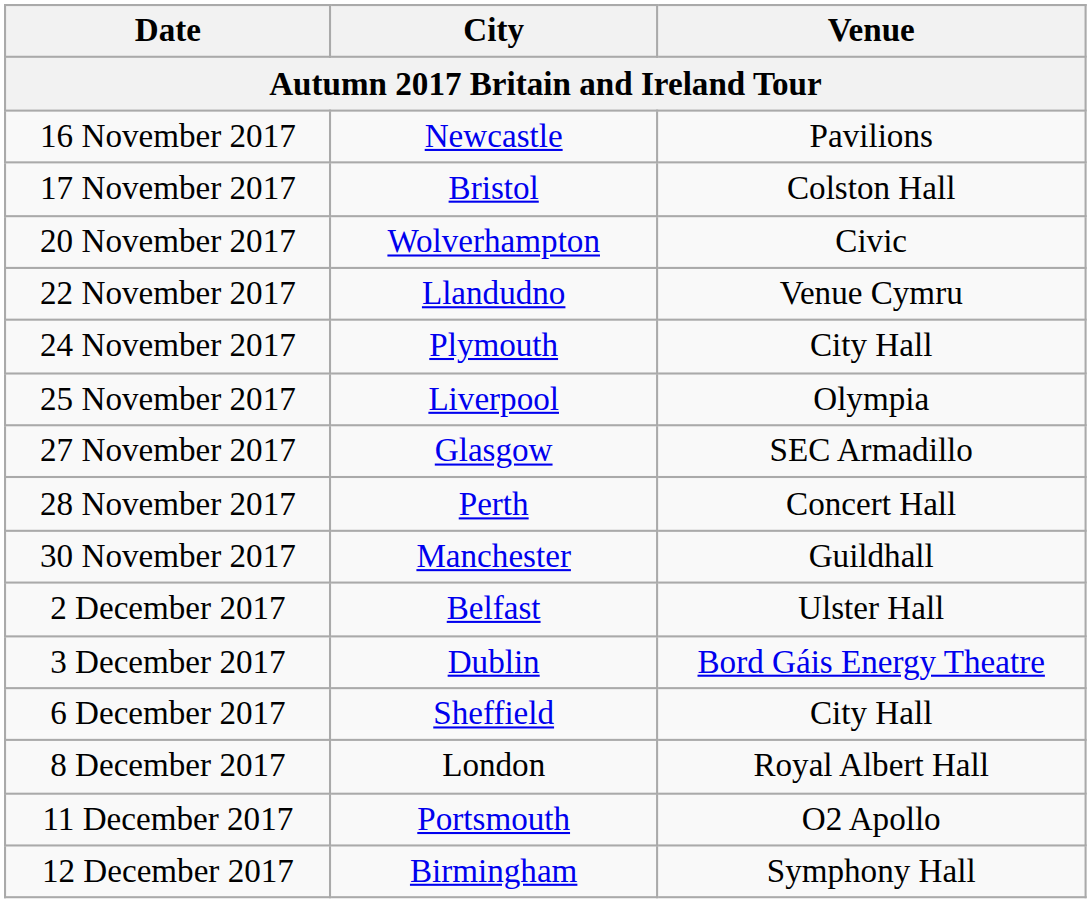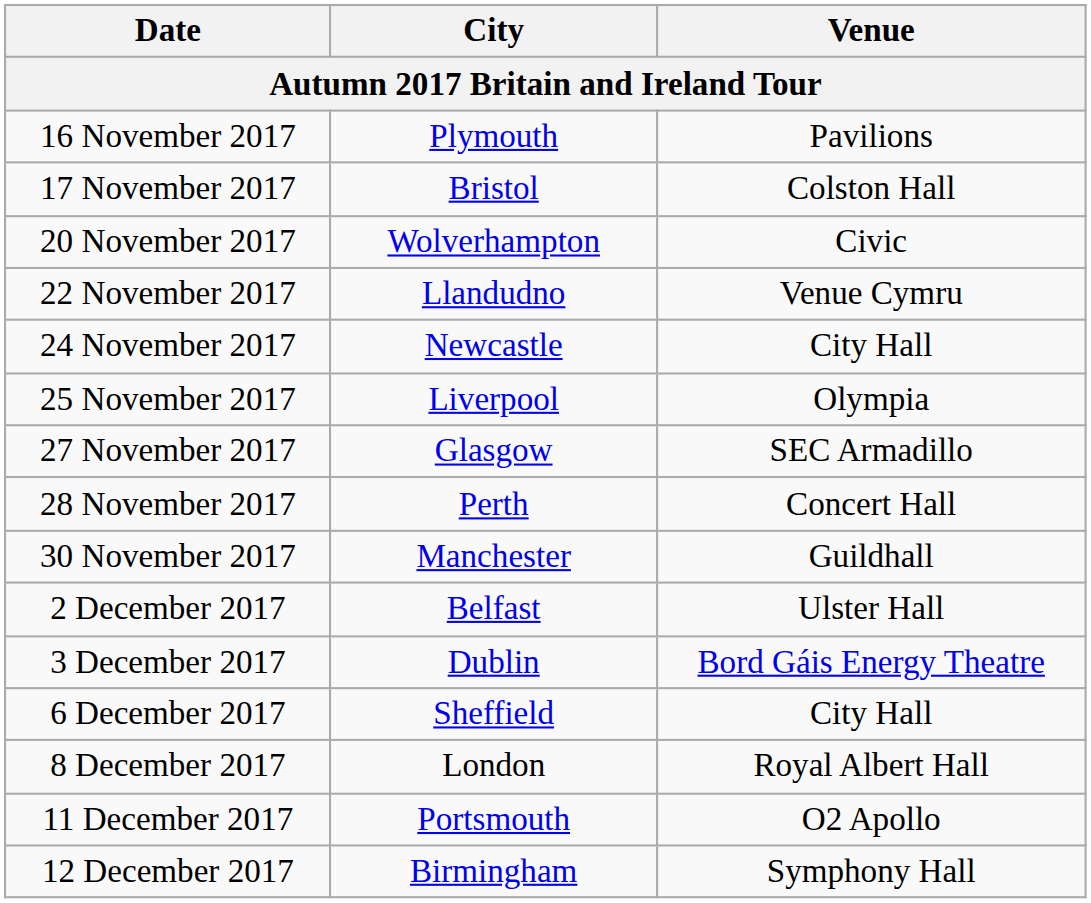(494, 135) Newcastle -> (494, 135) Plymouth
(494, 345) Plymouth -> (494, 345) Newcastle
